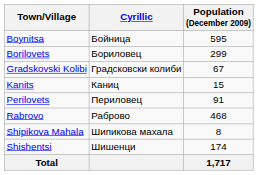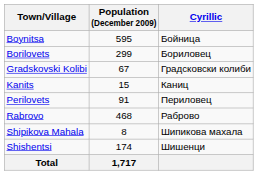columns swapped: (136, 17) <-> (219, 17)
